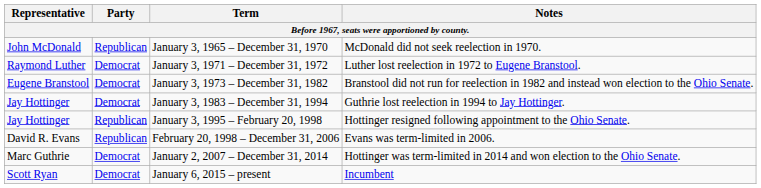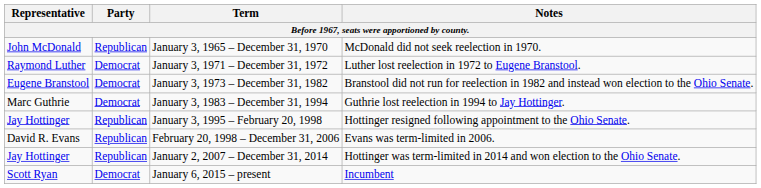(38, 101) Jay Hottinger -> (38, 101) Marc Guthrie
(38, 156) Marc Guthrie -> (38, 156) Jay Hottinger
(117, 156) Democrat -> (121, 156) Republican
